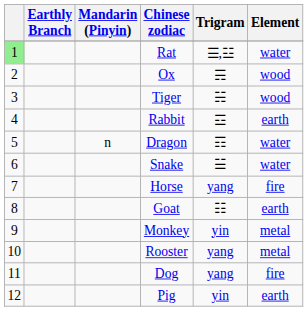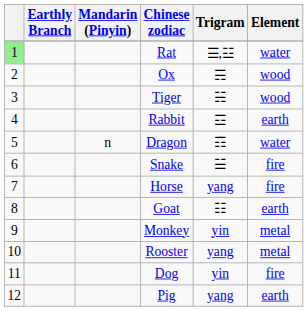(275, 164) water -> (275, 164) fire
(220, 273) yang -> (220, 273) yin
(220, 295) yin -> (220, 295) yang
